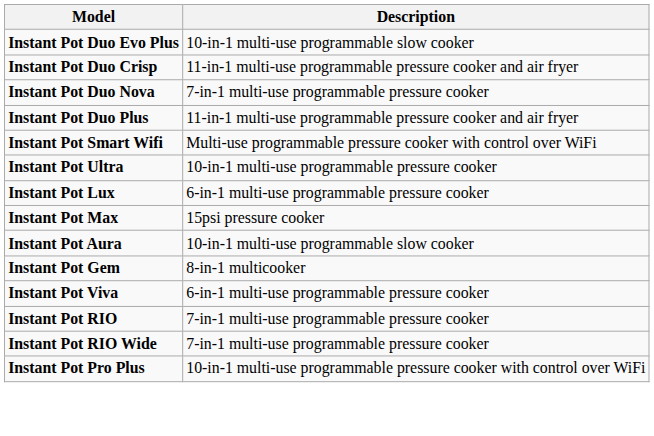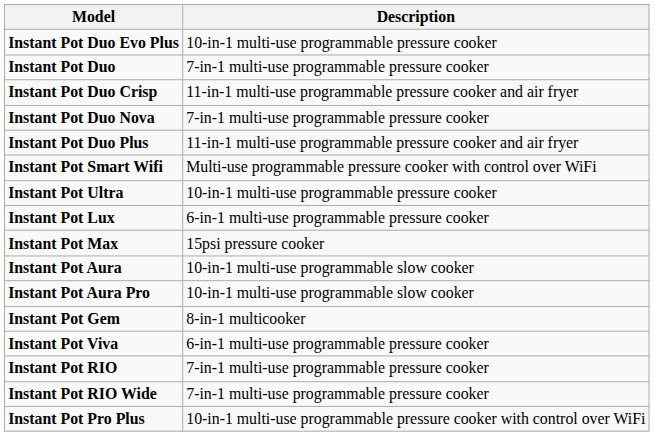(330, 42) 10-in-1 multi-use programmable slow cooker -> (341, 42) 10-in-1 multi-use programmable pressure cooker
+ row: (62, 67)
+ row: (79, 293)
